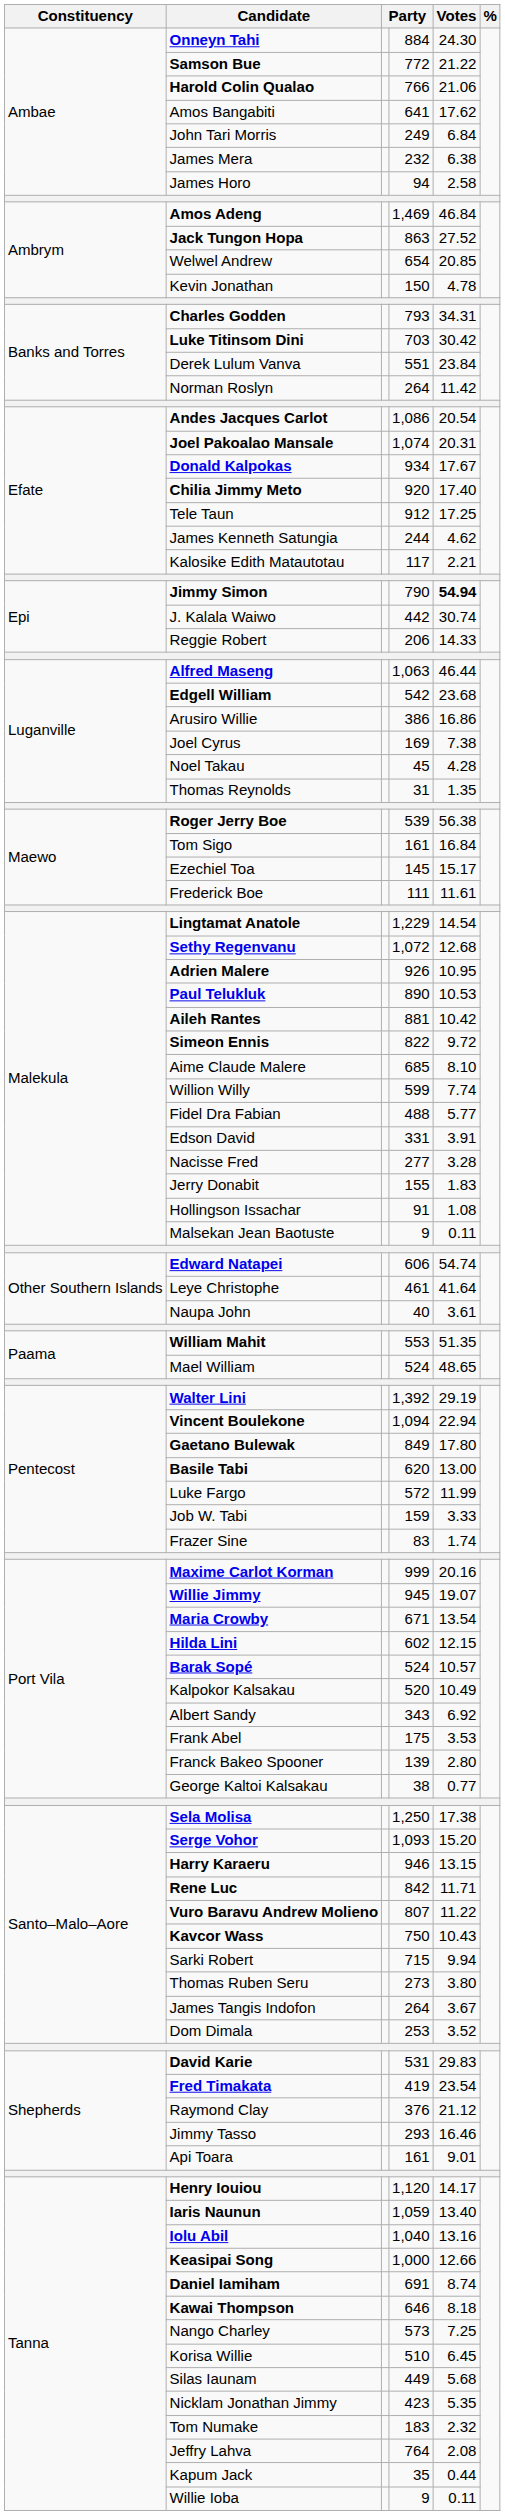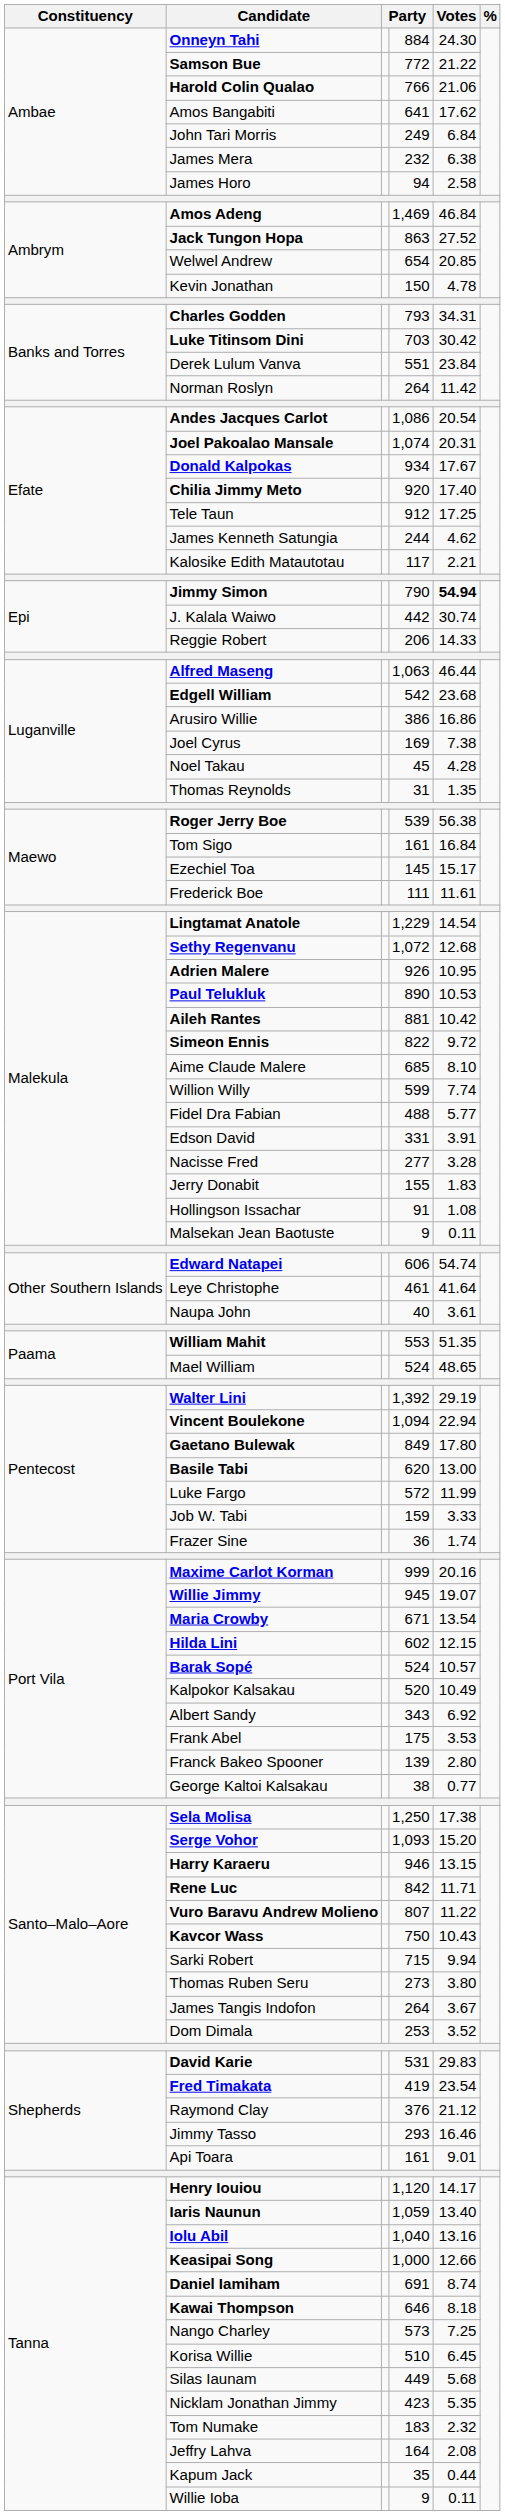(421, 1540) 83 -> (421, 1540) 36
(417, 2451) 764 -> (417, 2451) 164
